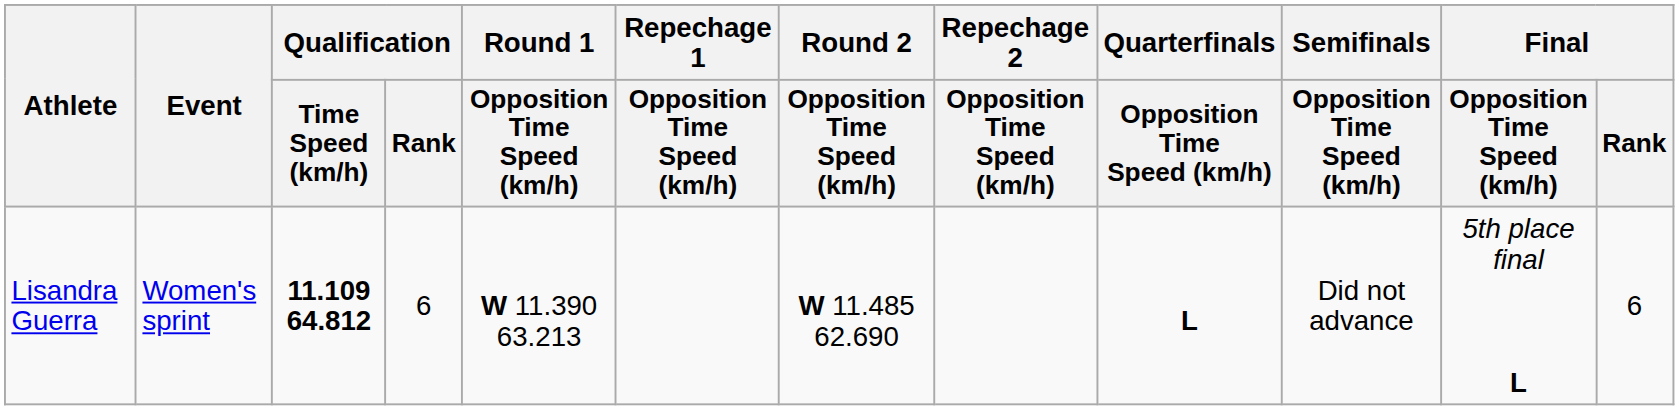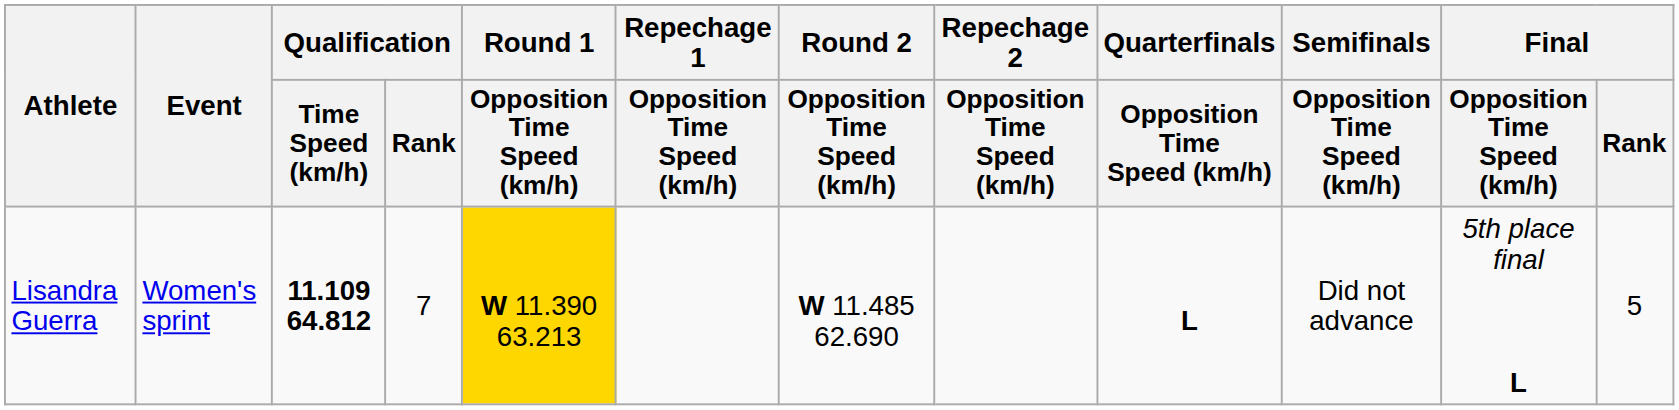(424, 306) 6 -> (424, 306) 7
(539, 321) no background -> (539, 321) gold background
(1634, 306) 6 -> (1634, 306) 5
